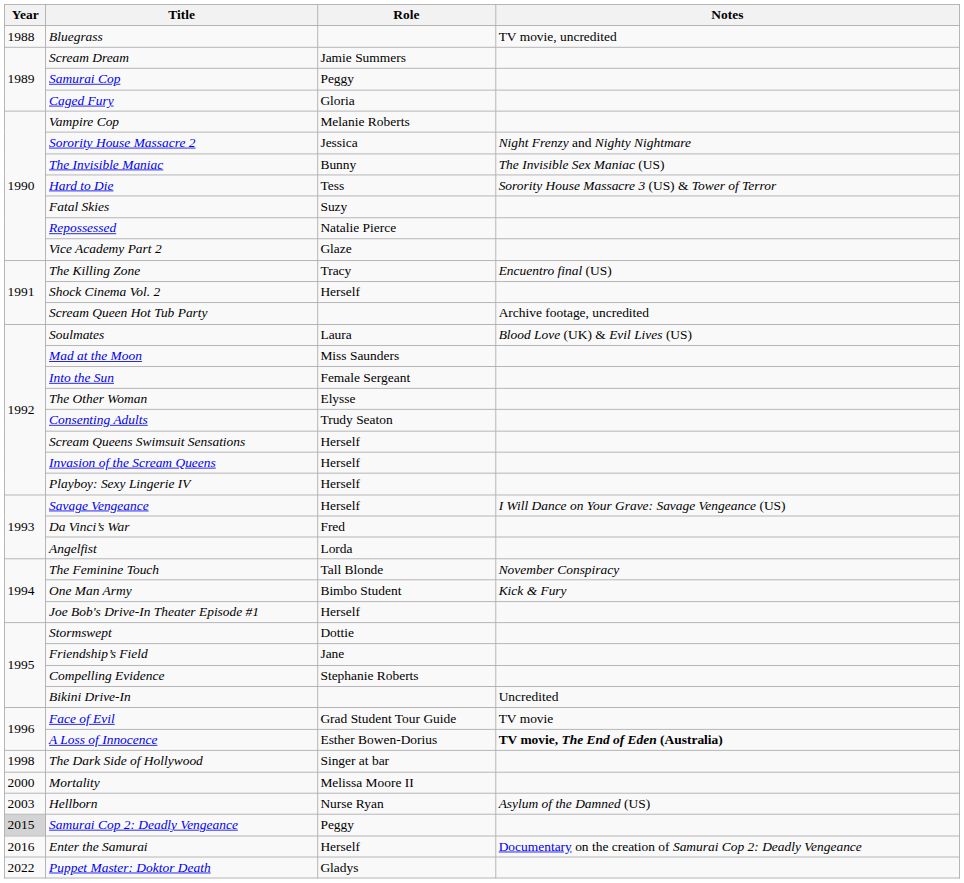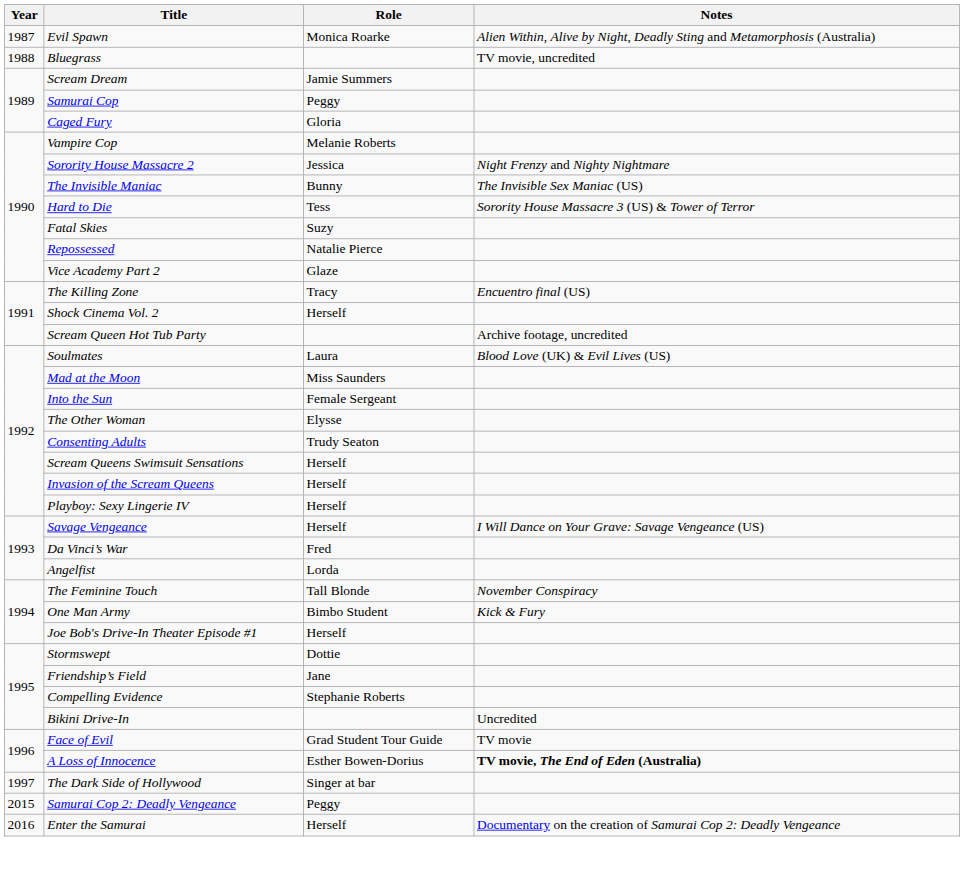+ row: (78, 36)
(21, 761) 1998 -> (21, 782) 1997
- row: (74, 782)
- row: (73, 803)
(21, 825) lightgrey background -> (21, 803) no background
- row: (130, 867)
